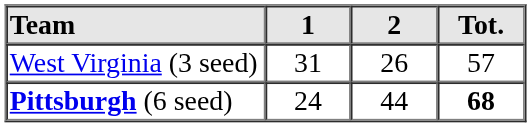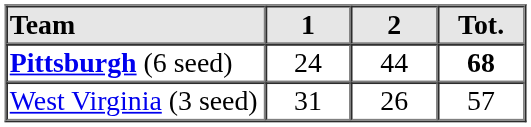rows swapped: (134, 62) <-> (121, 101)
